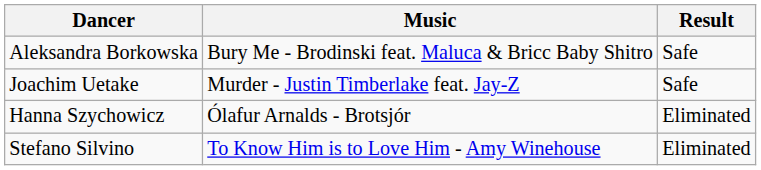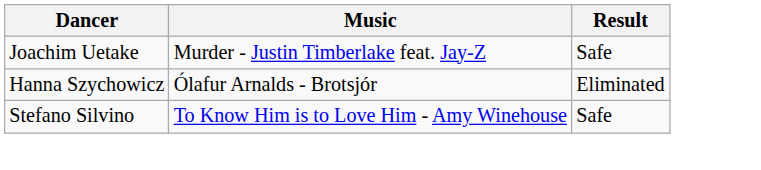- row: (104, 52)
(706, 148) Eliminated -> (594, 116) Safe
